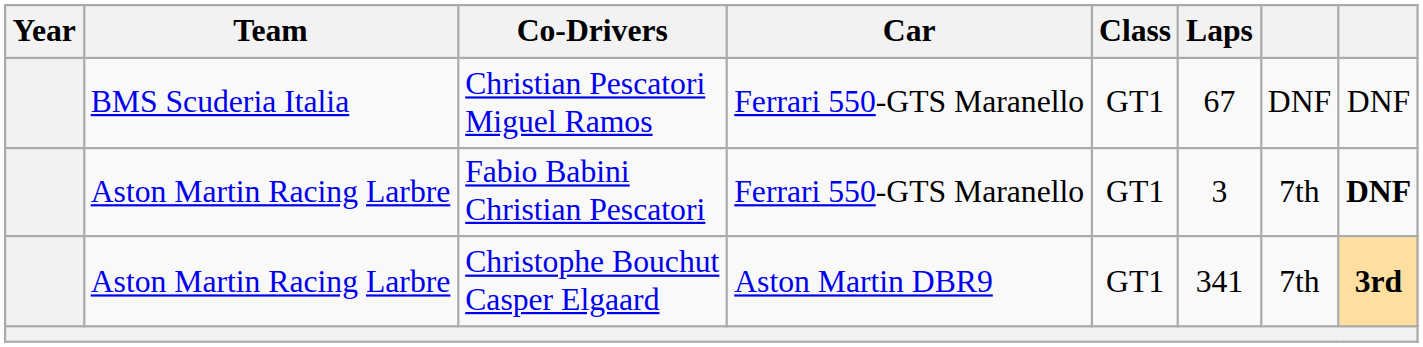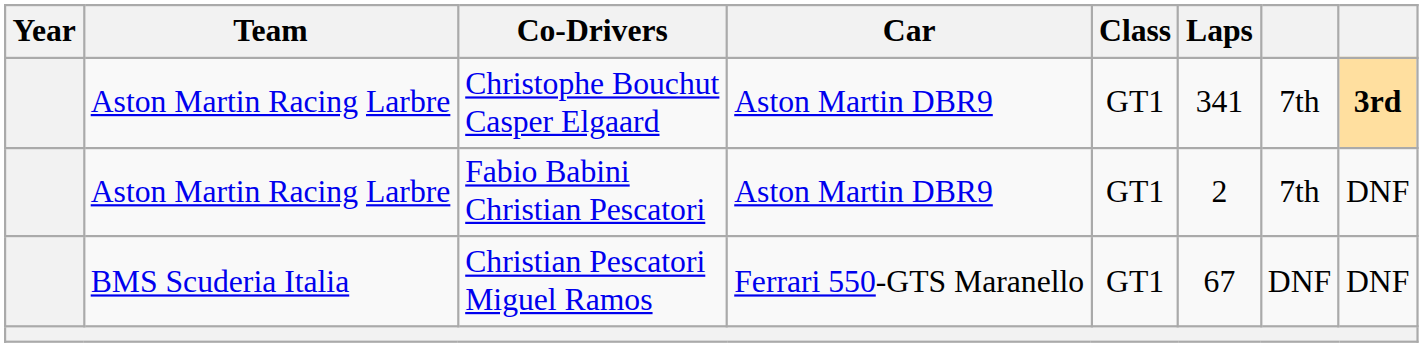rows swapped: (585, 101) <-> (592, 281)
(909, 191) Ferrari 550-GTS Maranello -> (864, 191) Aston Martin DBR9
(1219, 191) 3 -> (1219, 191) 2
(1379, 191) bold -> (1378, 191) normal
